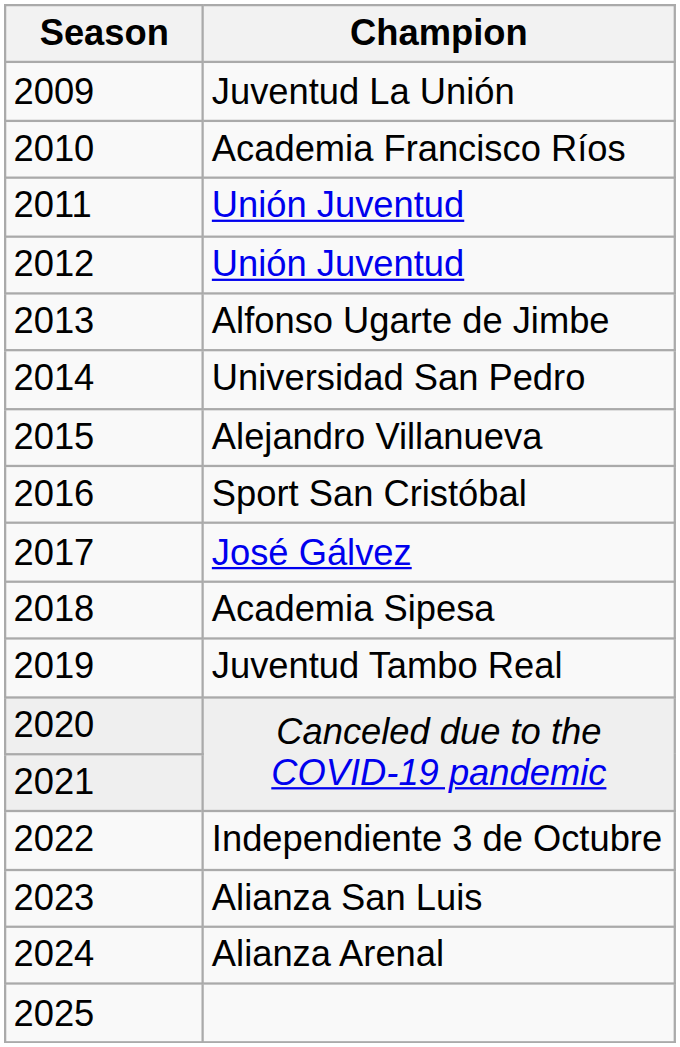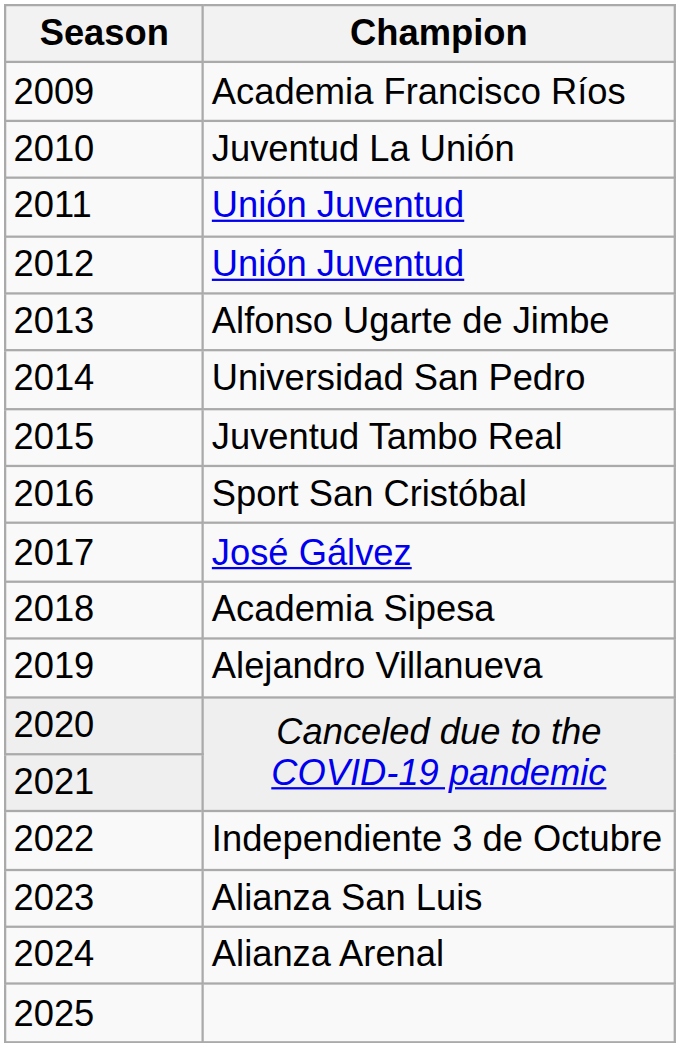(363, 90) Juventud La Unión -> (419, 90) Academia Francisco Ríos
(419, 148) Academia Francisco Ríos -> (363, 148) Juventud La Unión
(377, 436) Alejandro Villanueva -> (387, 436) Juventud Tambo Real
(387, 666) Juventud Tambo Real -> (377, 666) Alejandro Villanueva
